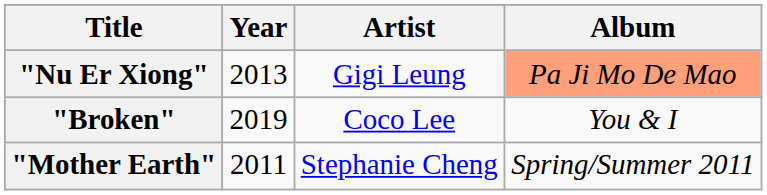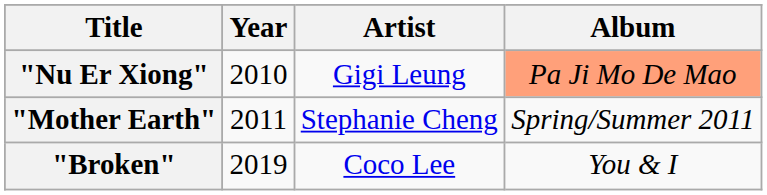(258, 73) 2013 -> (258, 73) 2010
rows swapped: (114, 165) <-> (114, 119)
